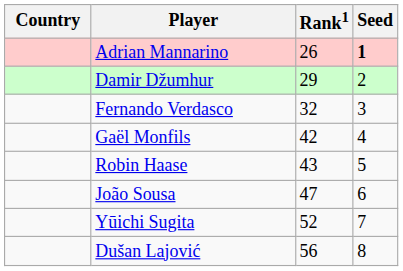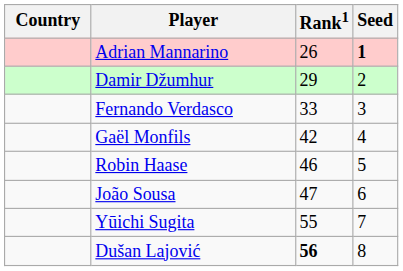(309, 108) 32 -> (309, 108) 33
(309, 165) 43 -> (309, 165) 46
(309, 222) 52 -> (309, 222) 55
(309, 250) normal -> (309, 250) bold
